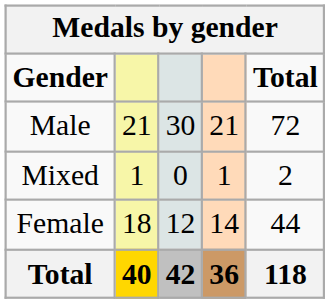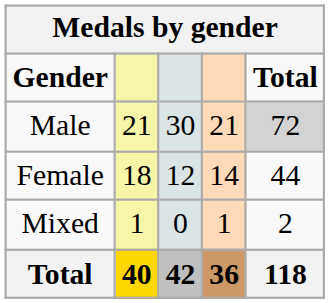(285, 126) no background -> (285, 126) lightgrey background
rows swapped: (60, 224) <-> (60, 175)
